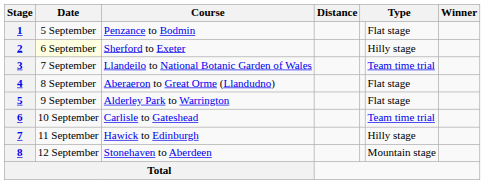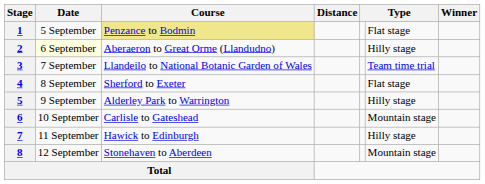(150, 30) no background -> (150, 30) khaki background
(145, 48) Sherford to Exeter -> (189, 48) Aberaeron to Great Orme (Llandudno)
(189, 83) Aberaeron to Great Orme (Llandudno) -> (145, 83) Sherford to Exeter
(389, 100) Flat stage -> (392, 100) Hilly stage
(401, 118) Team time trial -> (402, 118) Mountain stage
